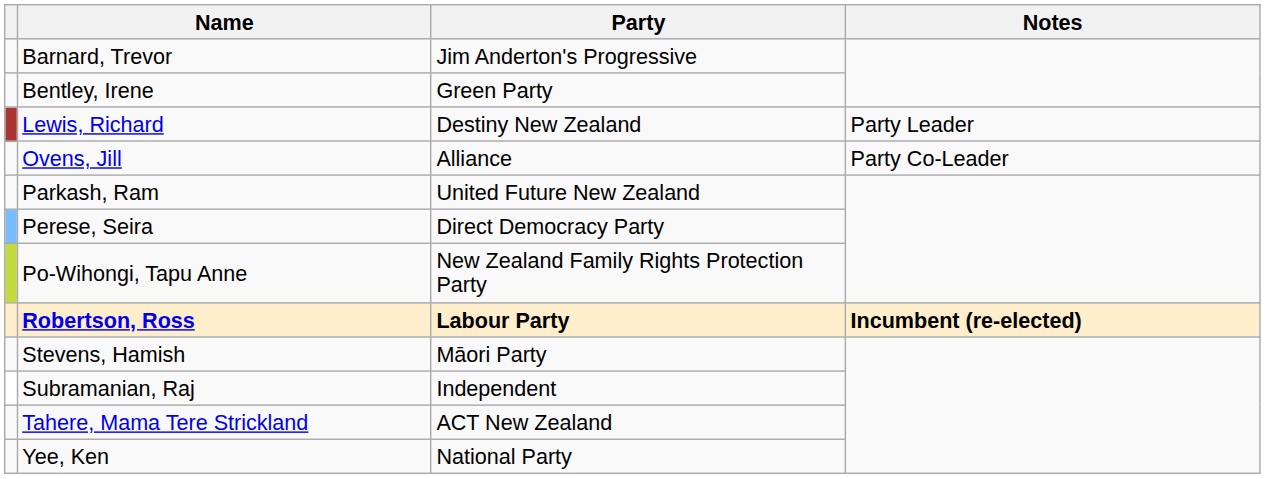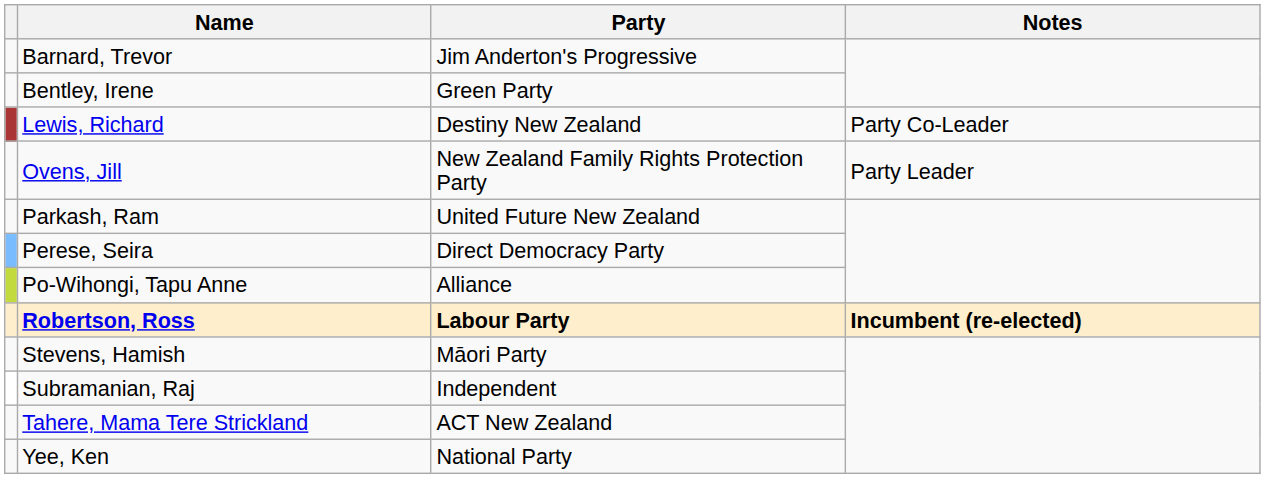(912, 124) Party Leader -> (930, 124) Party Co-Leader
(474, 159) Alliance -> (620, 171) New Zealand Family Rights Protection Party
(930, 159) Party Co-Leader -> (912, 171) Party Leader
(620, 273) New Zealand Family Rights Protection Party -> (474, 285) Alliance
